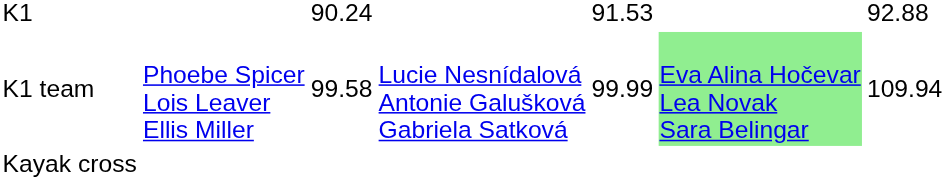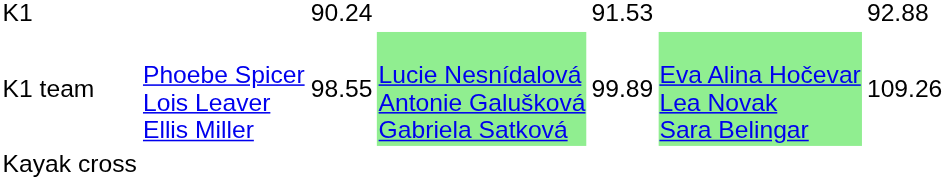(342, 88) 99.58 -> (342, 88) 98.55
(482, 102) no background -> (482, 102) lightgreen background
(622, 88) 99.99 -> (622, 88) 99.89
(905, 88) 109.94 -> (905, 88) 109.26
